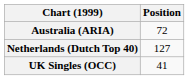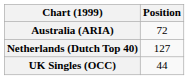(162, 65) 41 -> (162, 65) 44
